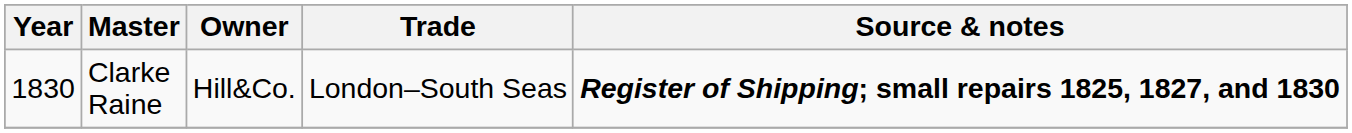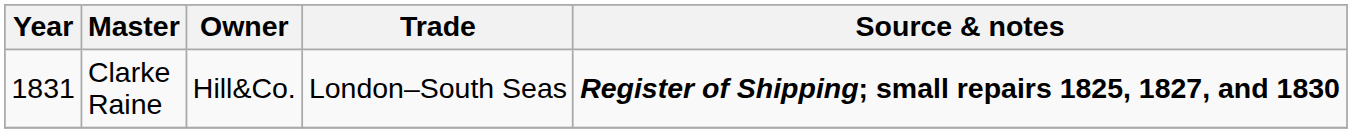(43, 88) 1830 -> (43, 88) 1831
